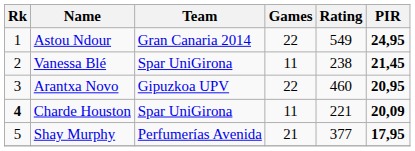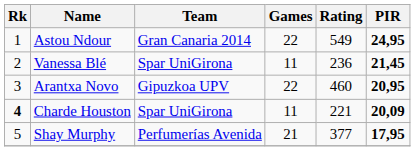(341, 63) 238 -> (341, 63) 236
